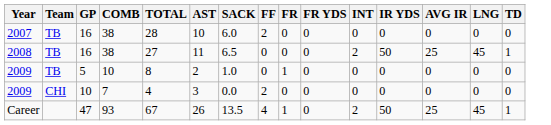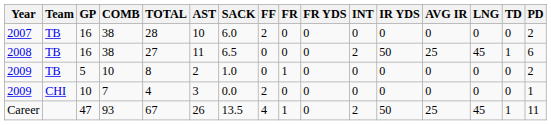+ column: (536, 14)
